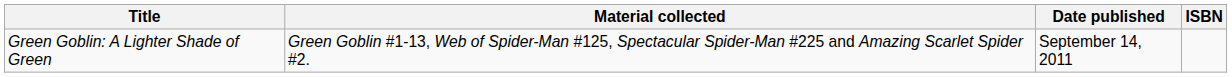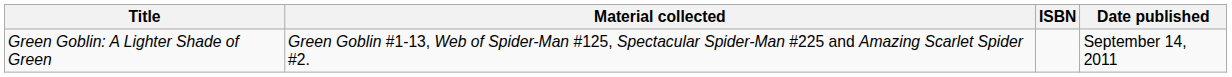columns swapped: (1109, 16) <-> (1204, 16)
